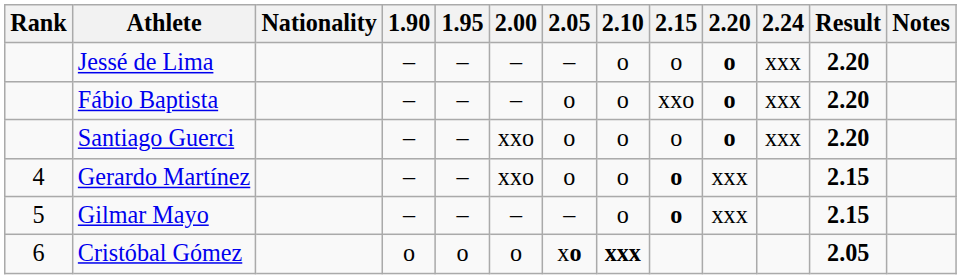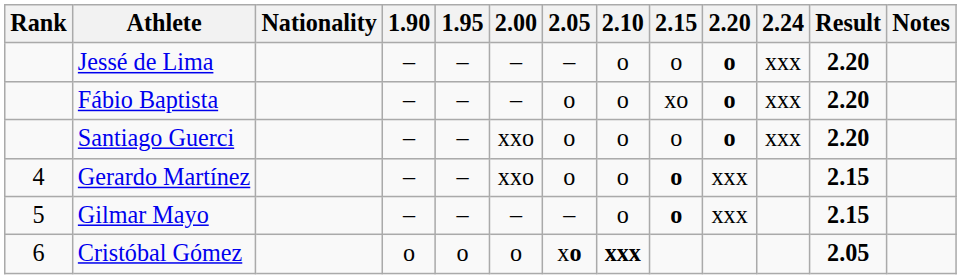(676, 100) xxo -> (676, 100) xo
